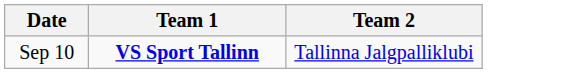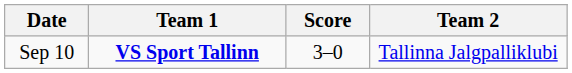+ column: (328, 20)
